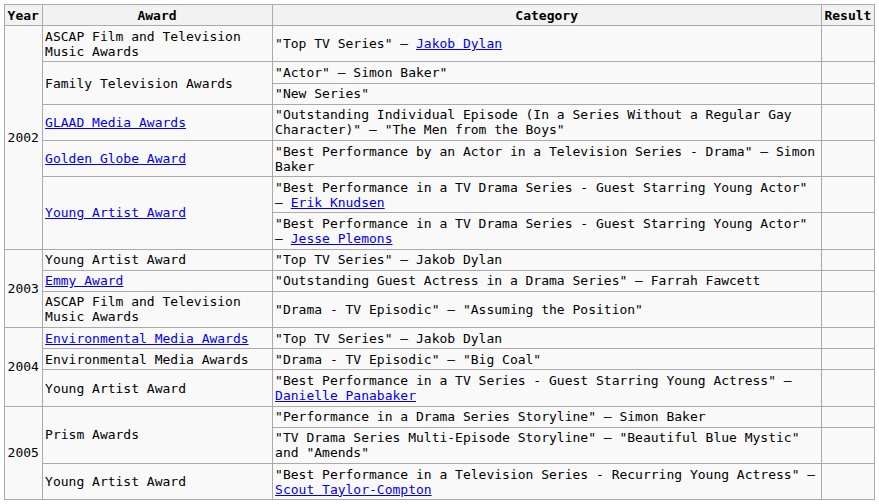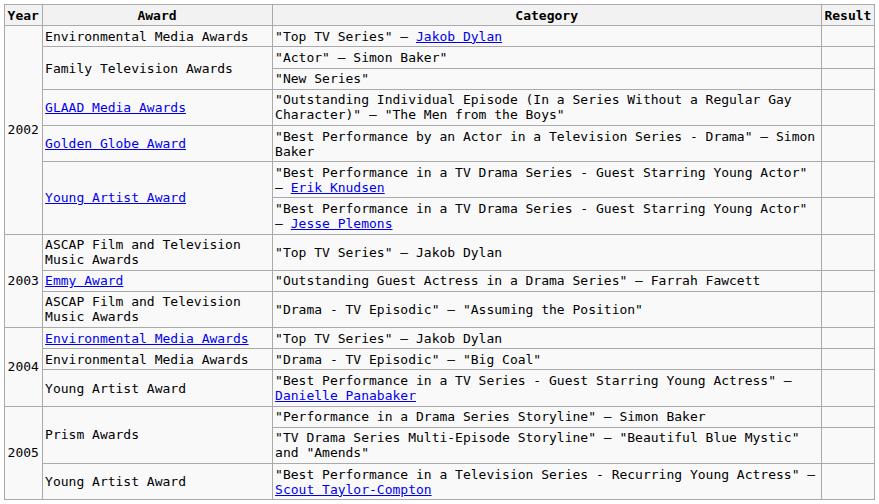(143, 44) ASCAP Film and Television Music Awards -> (147, 36) Environmental Media Awards
(116, 260) Young Artist Award -> (143, 252) ASCAP Film and Television Music Awards
